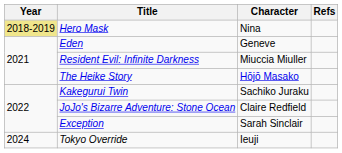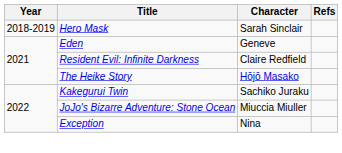(31, 28) khaki background -> (31, 28) no background
(250, 28) Nina -> (271, 28) Sarah Sinclair
(273, 60) Miuccia Miuller -> (273, 60) Claire Redfield
(273, 108) Claire Redfield -> (273, 108) Miuccia Miuller
(271, 124) Sarah Sinclair -> (250, 124) Nina
- row: (93, 140)
